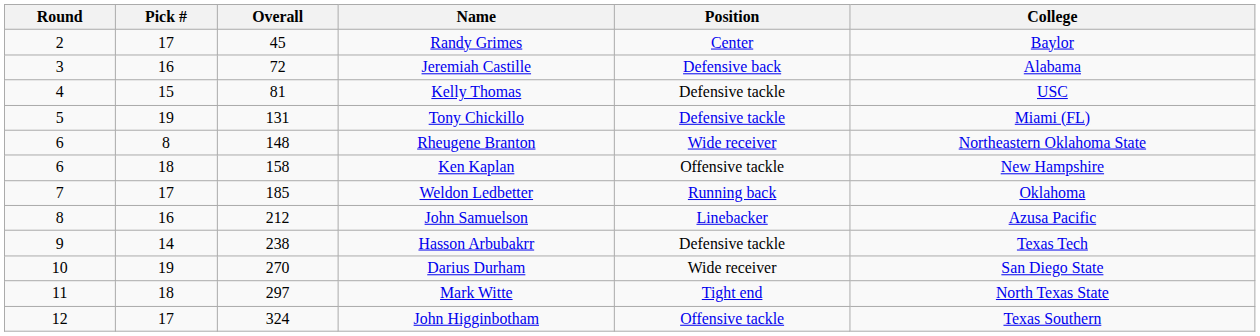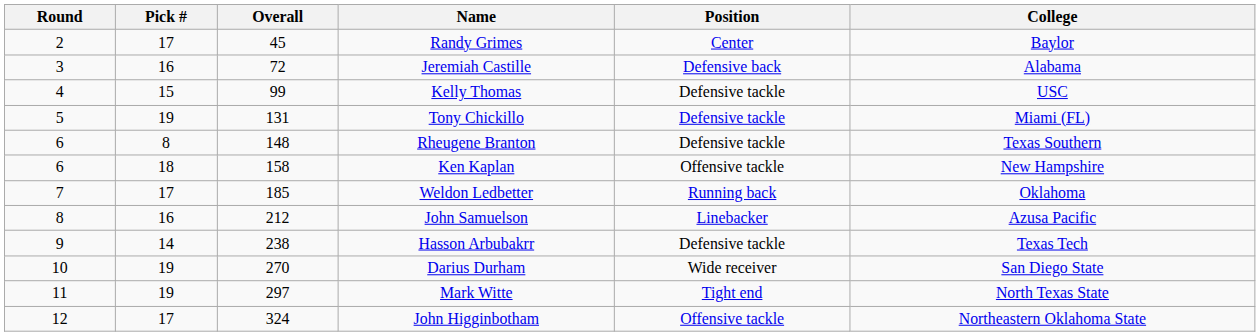(278, 92) 81 -> (278, 92) 99
(732, 142) Wide receiver -> (732, 142) Defensive tackle
(1052, 142) Northeastern Oklahoma State -> (1052, 142) Texas Southern
(166, 293) 18 -> (166, 293) 19
(1052, 318) Texas Southern -> (1052, 318) Northeastern Oklahoma State
